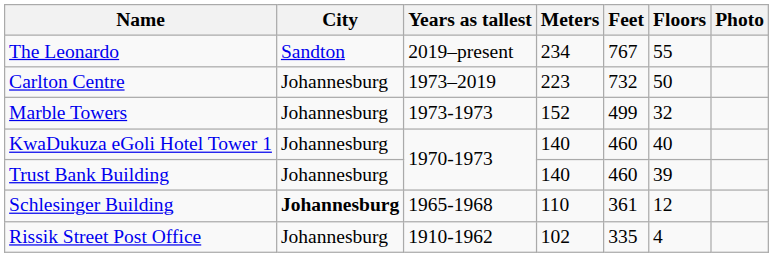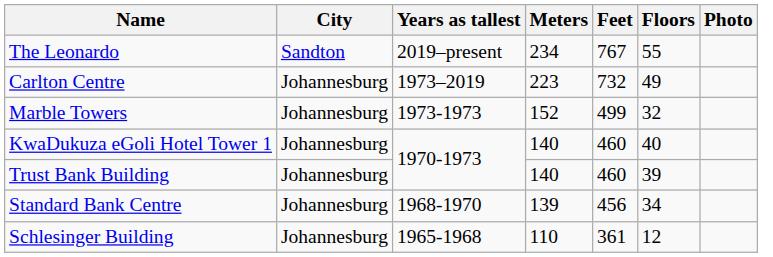(663, 81) 50 -> (652, 81) 49
+ row: (95, 205)
(340, 205) bold -> (334, 236) normal
- row: (105, 236)
